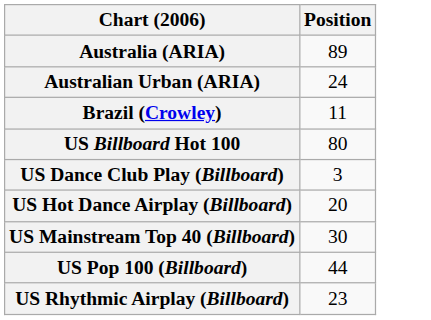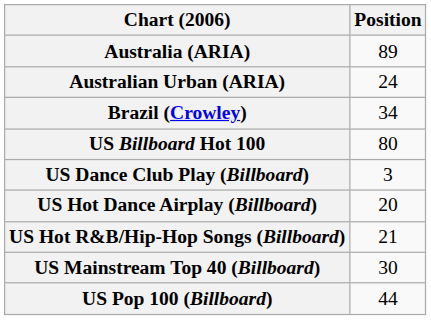(338, 112) 11 -> (388, 112) 34
+ row: (177, 236)
- row: (152, 298)
